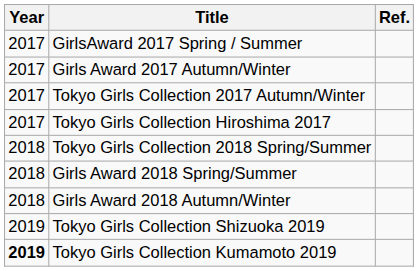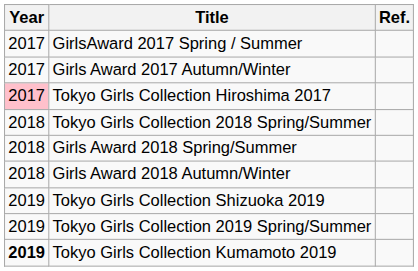- row: (209, 95)
(27, 122) no background -> (27, 95) pink background
+ row: (212, 226)
